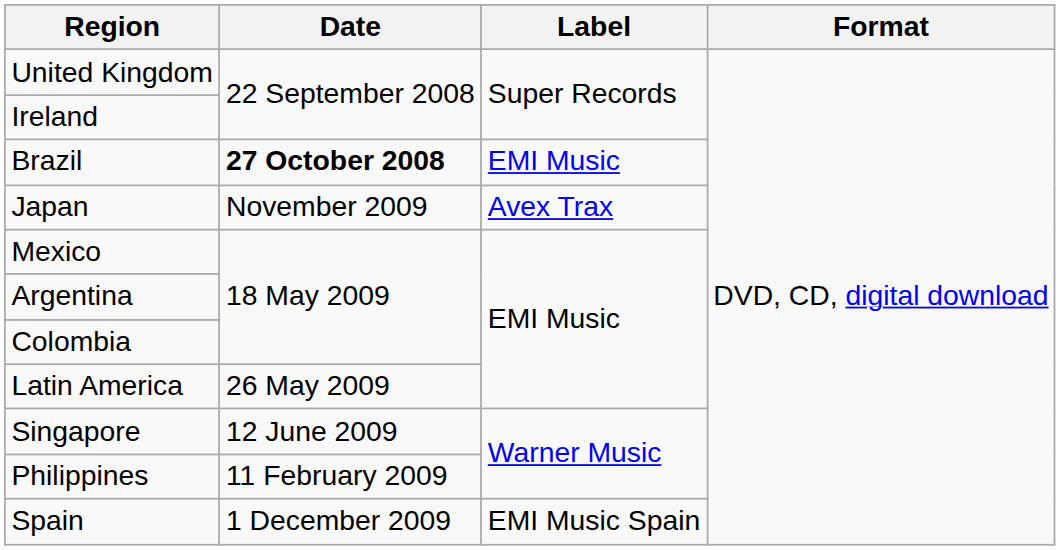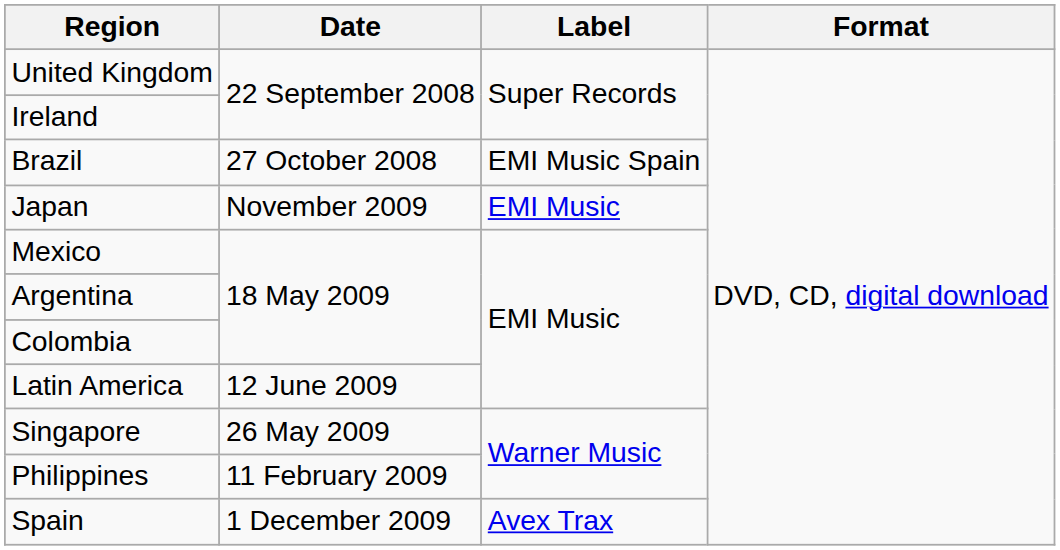(335, 161) bold -> (331, 161) normal
(554, 161) EMI Music -> (594, 161) EMI Music Spain
(550, 206) Avex Trax -> (554, 206) EMI Music
(308, 386) 26 May 2009 -> (312, 386) 12 June 2009
(312, 431) 12 June 2009 -> (308, 431) 26 May 2009
(594, 521) EMI Music Spain -> (550, 521) Avex Trax
